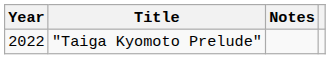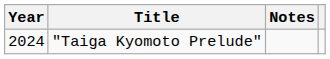(26, 42) 2022 -> (26, 42) 2024
